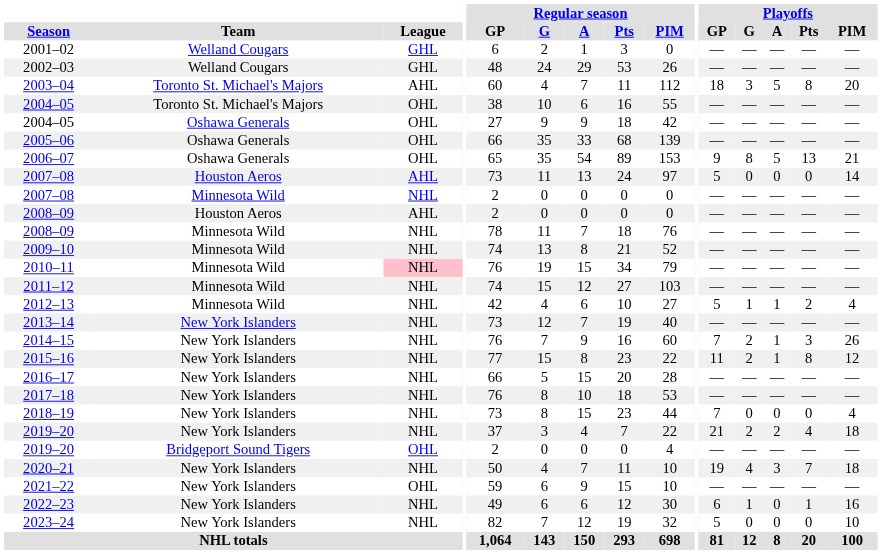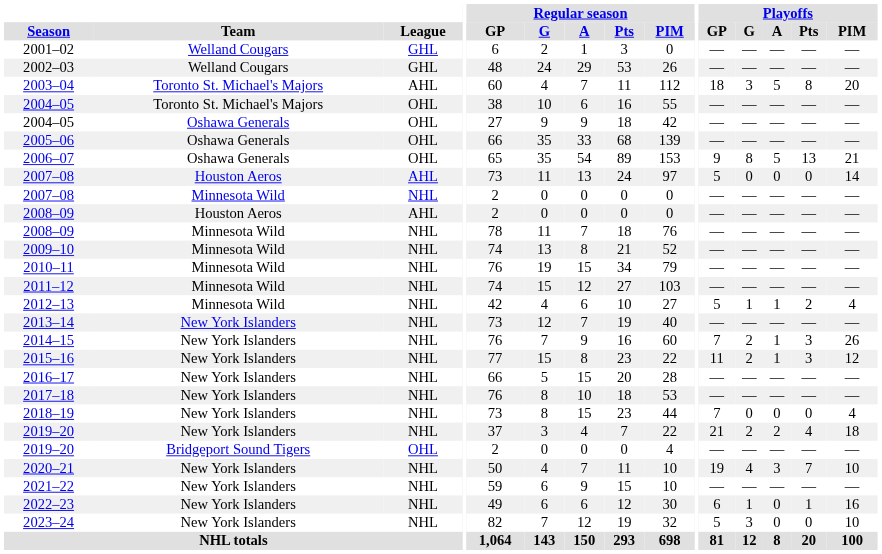(423, 267) pink background -> (423, 267) no background
(809, 358) 8 -> (809, 358) 3
(852, 468) 18 -> (852, 468) 10
(423, 486) OHL -> (423, 486) NHL
(749, 522) 0 -> (749, 522) 3
